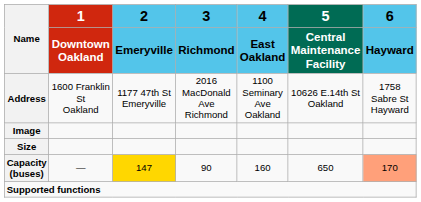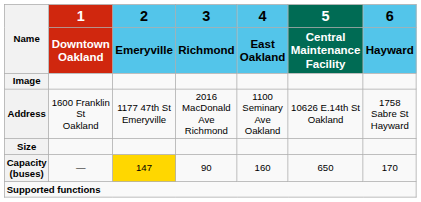rows swapped: (27, 130) <-> (27, 98)
(390, 168) lightsalmon background -> (390, 168) no background
